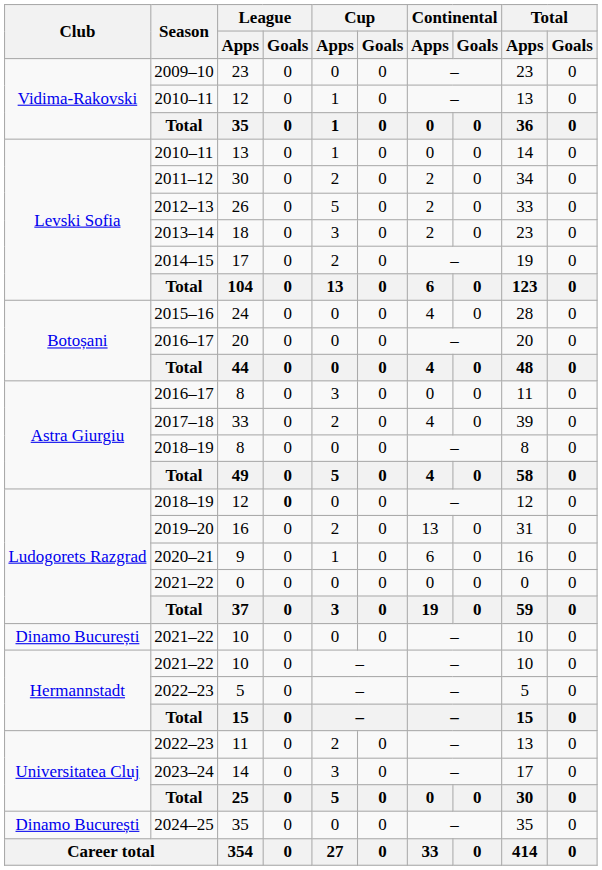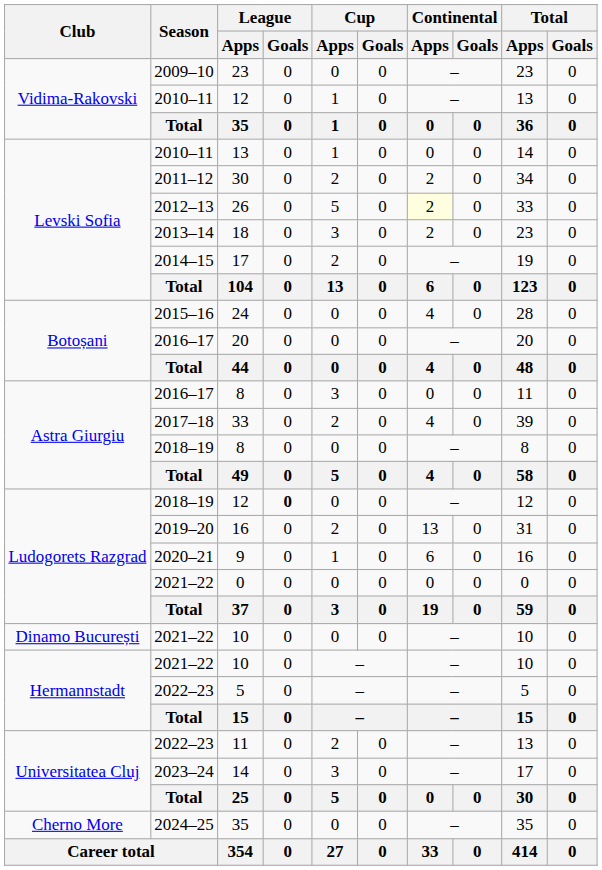(430, 206) no background -> (430, 206) lightyellow background
(77, 824) Dinamo București -> (77, 824) Cherno More
